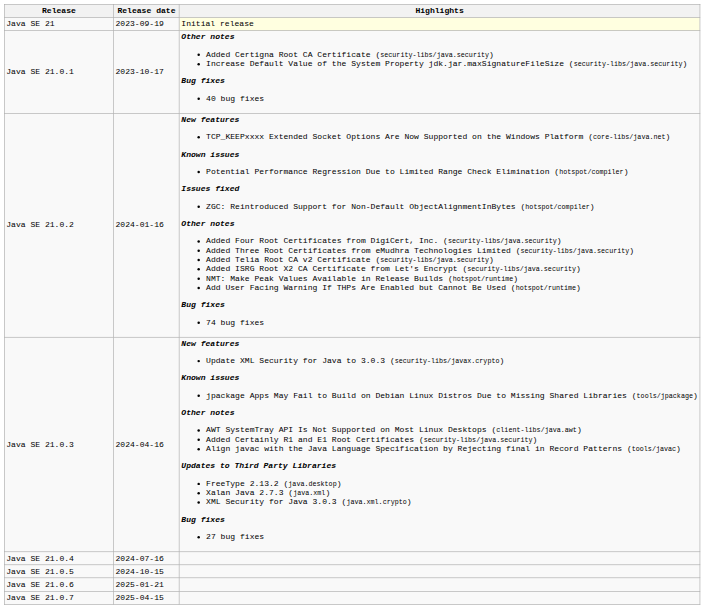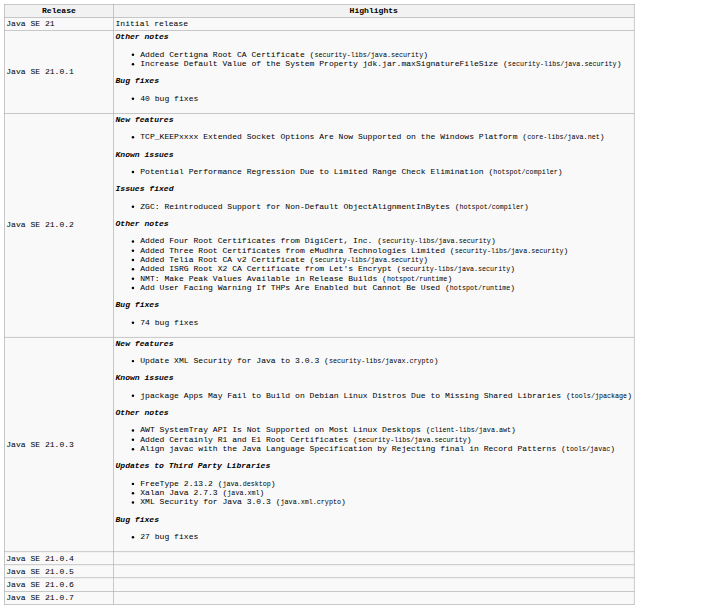- column: (146, 11)
(218, 24) lightyellow background -> (152, 24) no background
